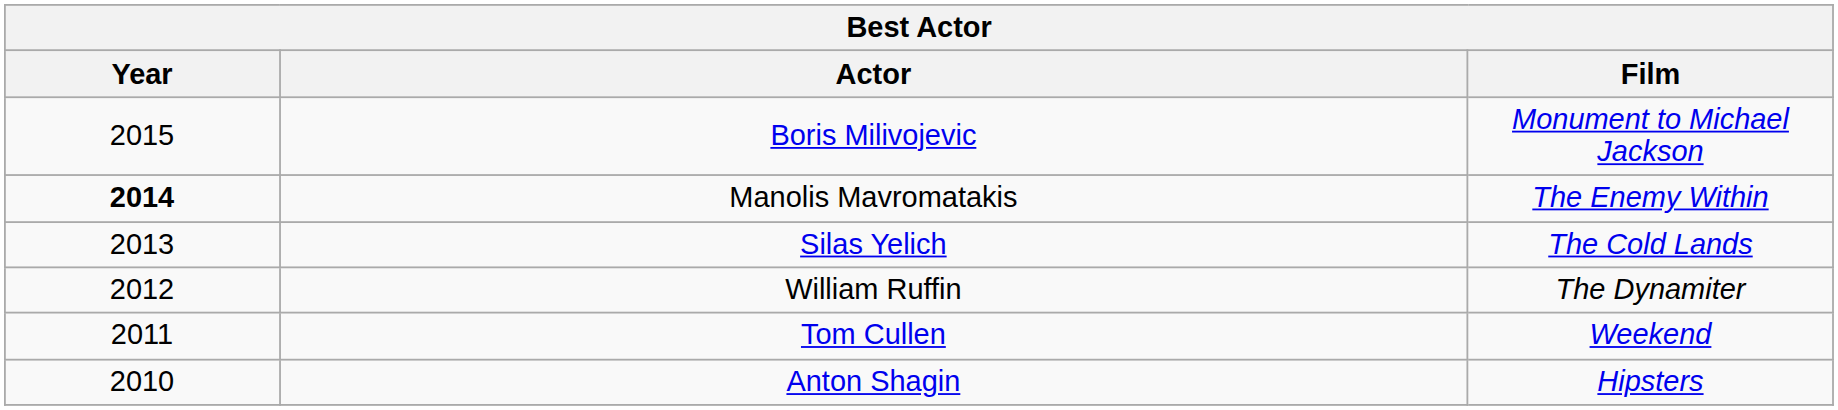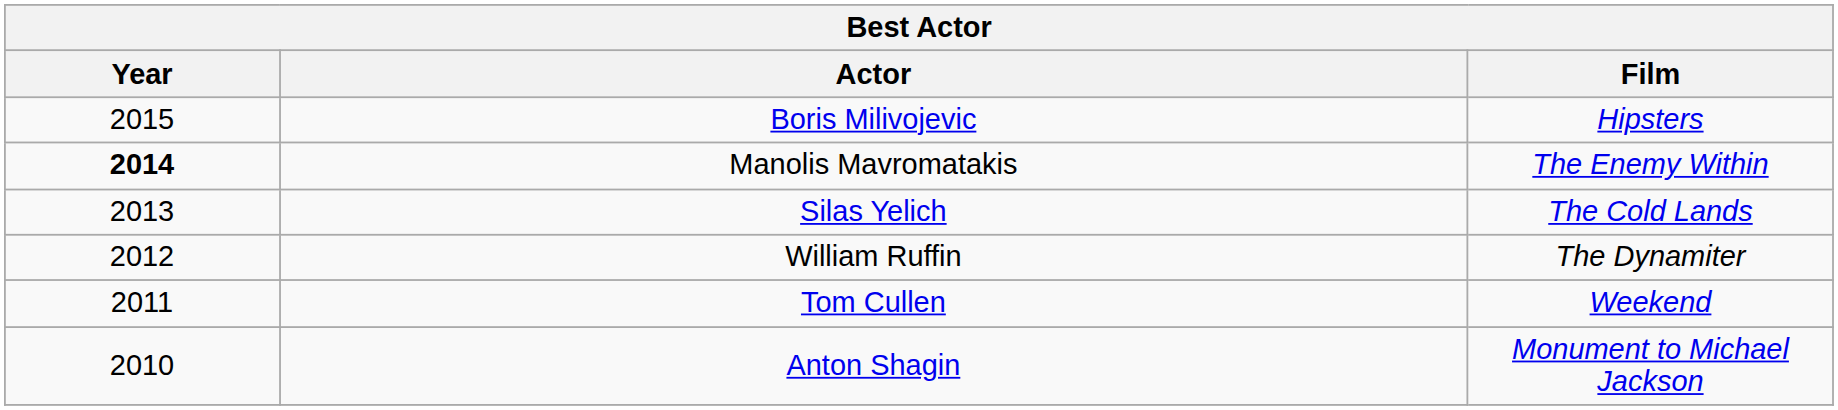(1650, 135) Monument to Michael Jackson -> (1650, 119) Hipsters
(1650, 381) Hipsters -> (1650, 365) Monument to Michael Jackson
